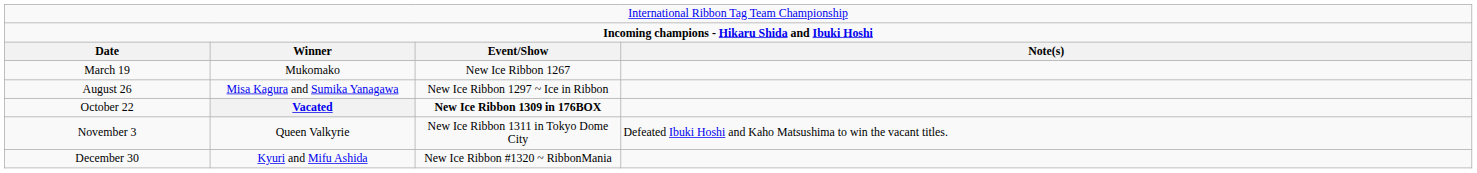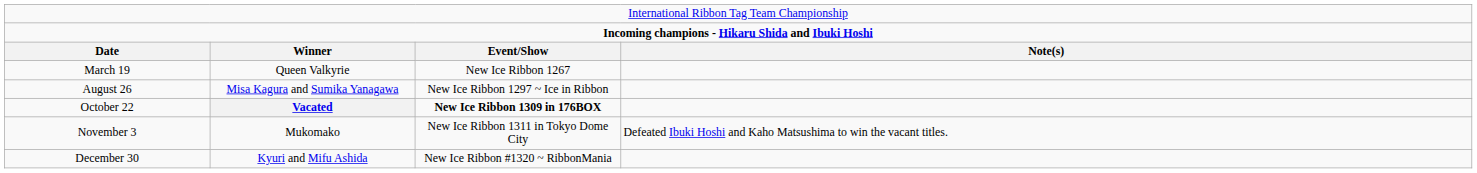(313, 70) Mukomako -> (313, 70) Queen Valkyrie
(313, 133) Queen Valkyrie -> (313, 133) Mukomako
